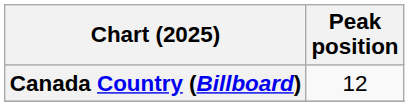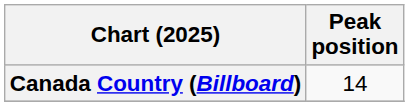(355, 82) 12 -> (355, 82) 14
